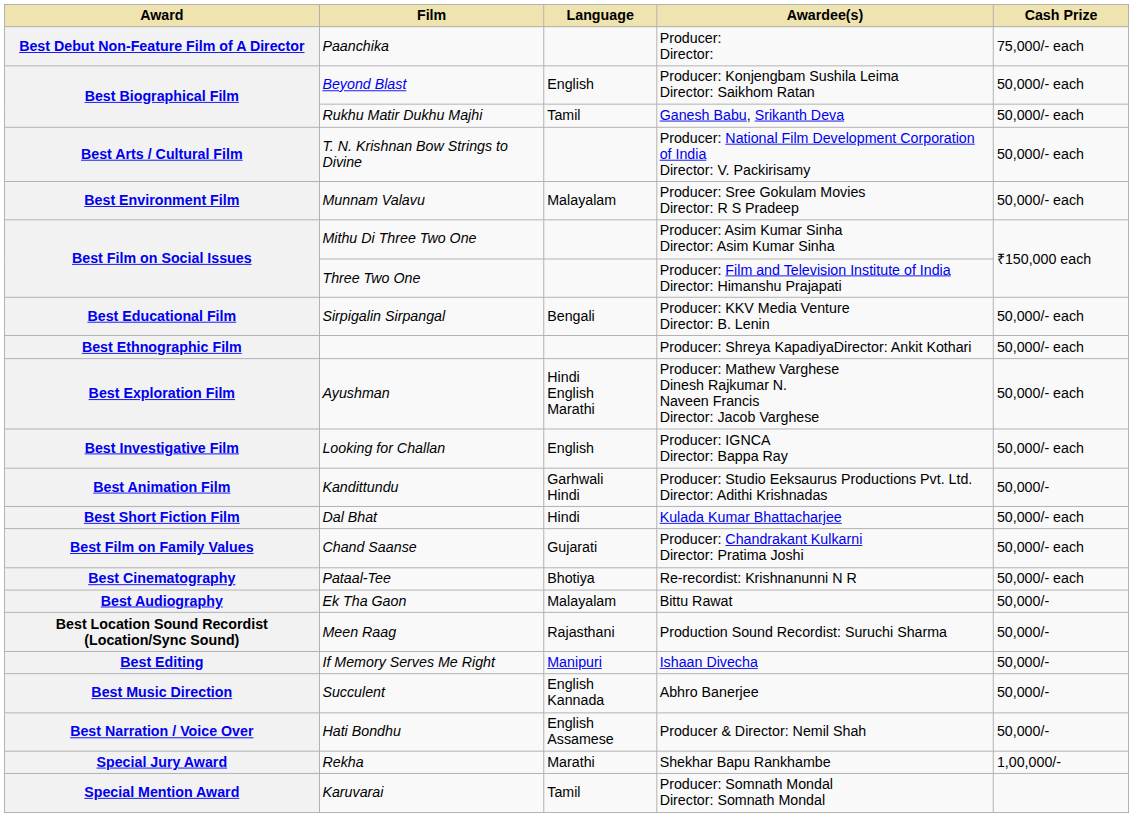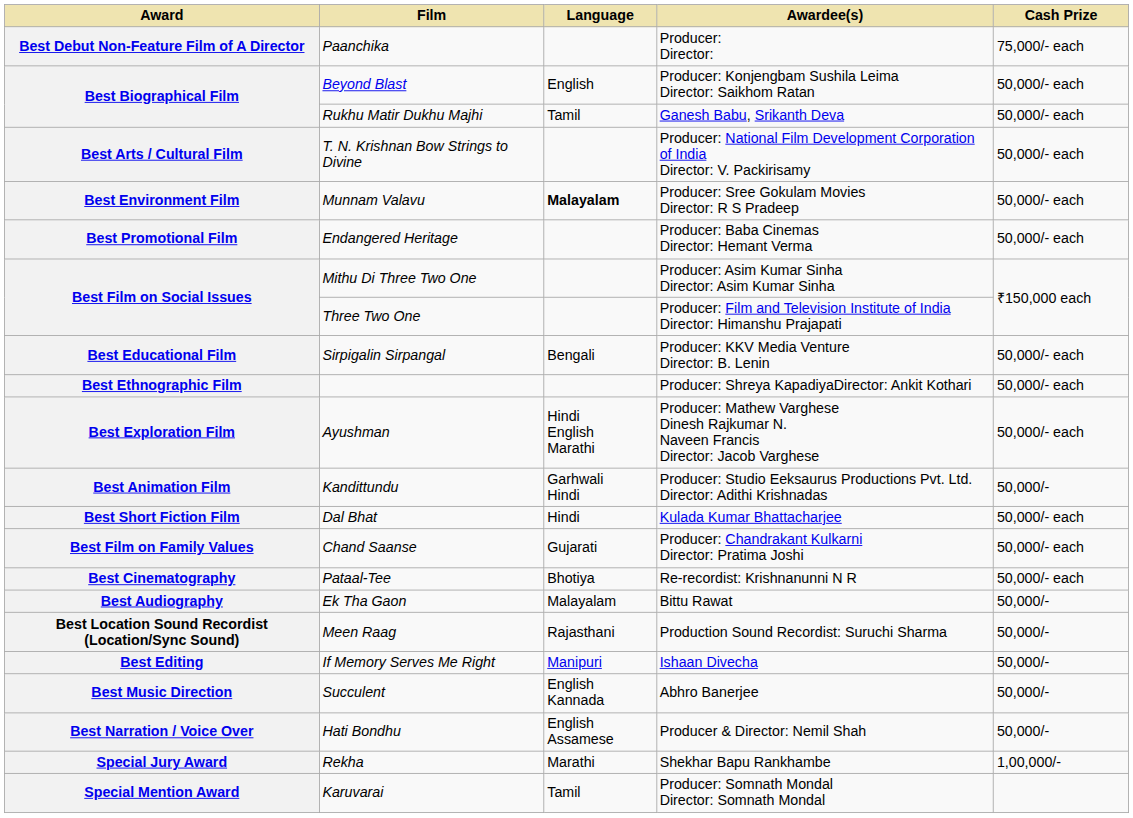(582, 200) normal -> (583, 200) bold
+ row: (162, 239)
- row: (162, 448)
